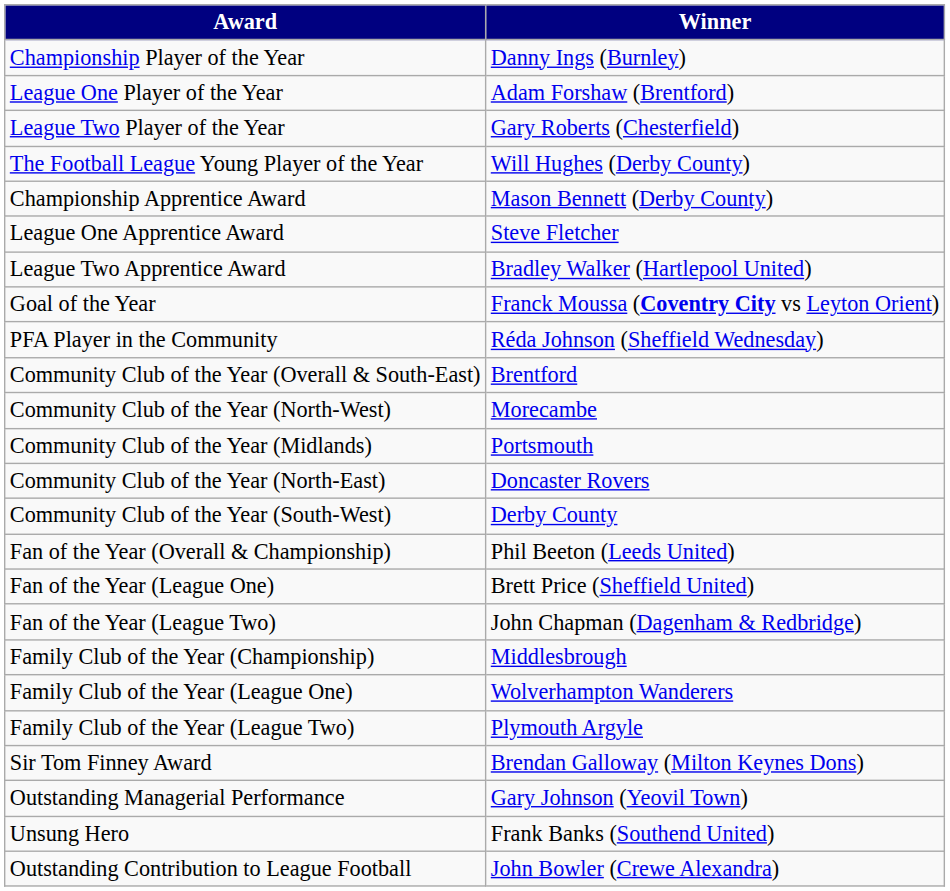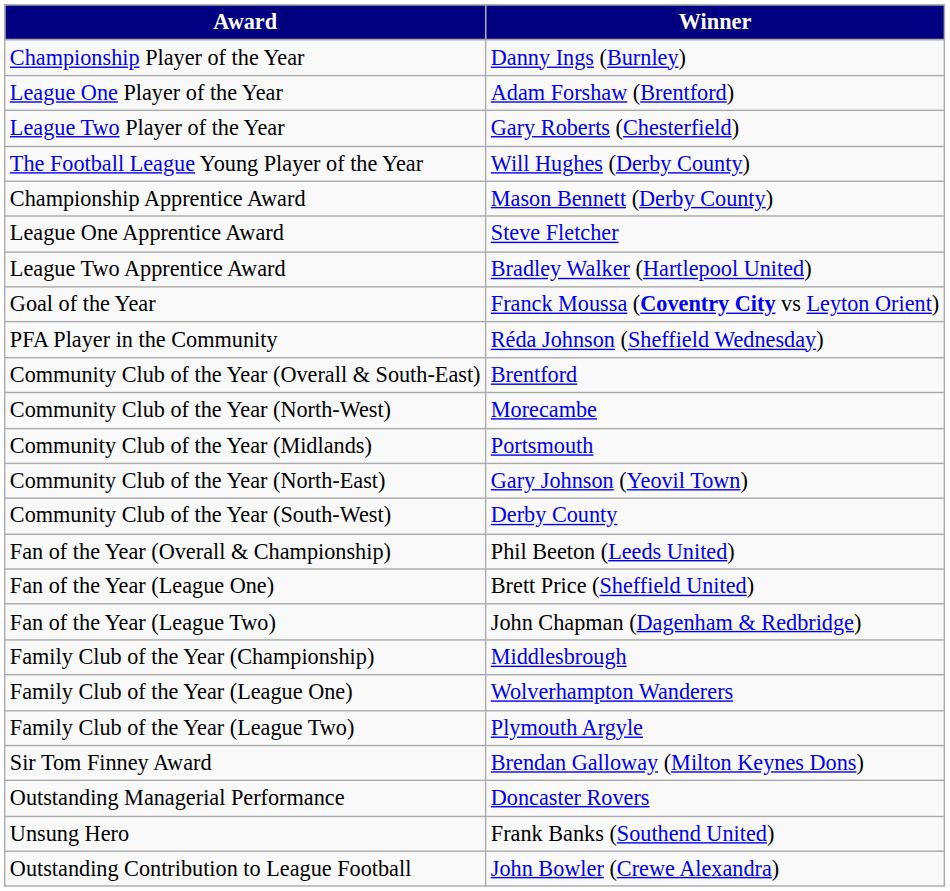(570, 480) Doncaster Rovers -> (619, 480) Gary Johnson (Yeovil Town)
(619, 798) Gary Johnson (Yeovil Town) -> (570, 798) Doncaster Rovers
